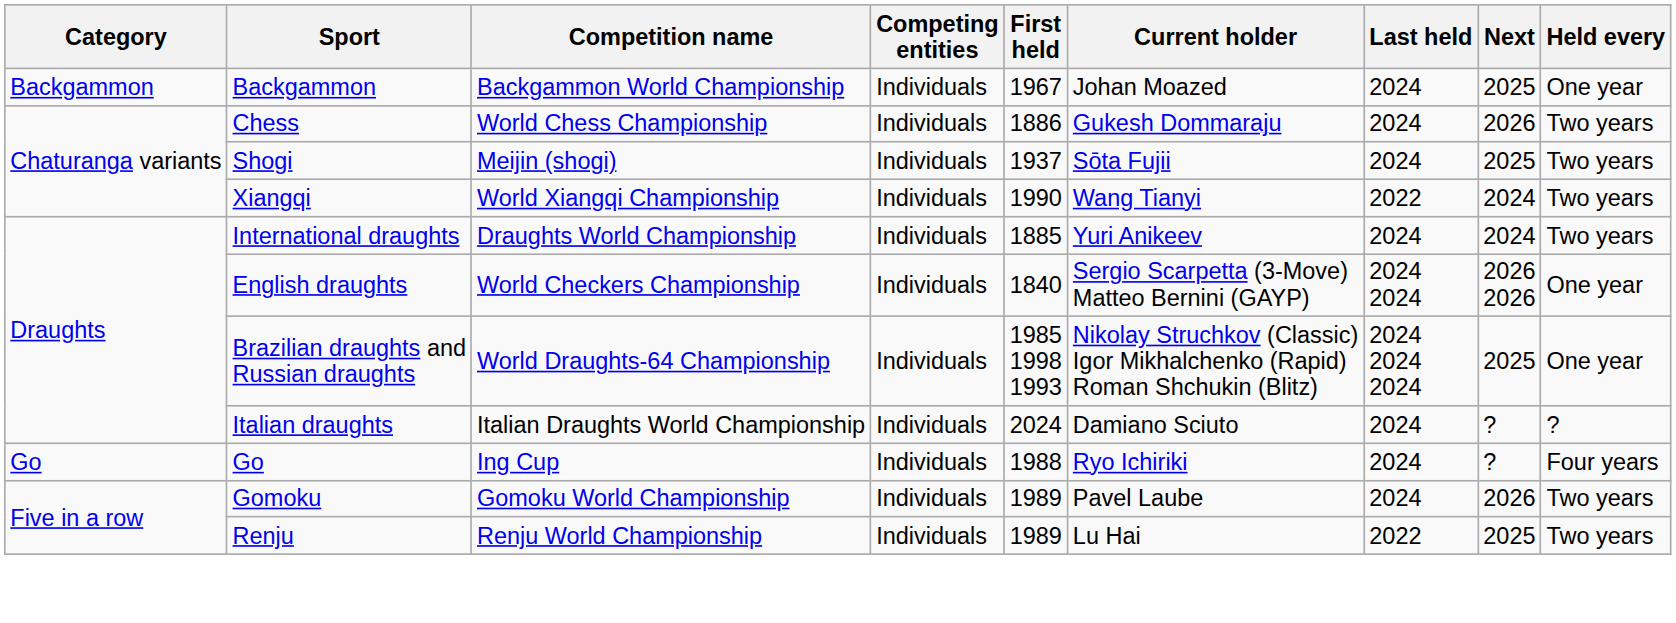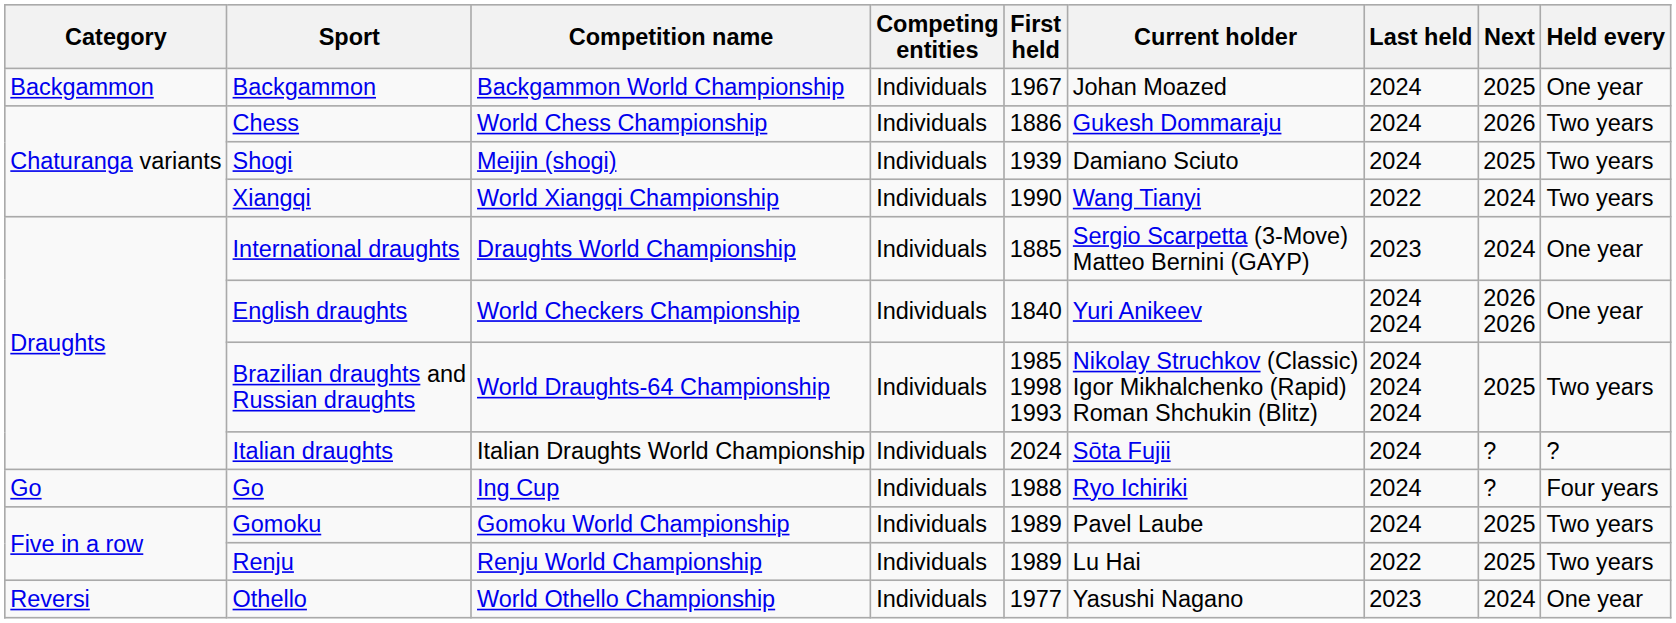(1036, 161) 1937 -> (1036, 161) 1939
(1122, 161) Sōta Fujii -> (1156, 161) Damiano Sciuto
(1137, 235) Yuri Anikeev -> (1210, 248) Sergio Scarpetta (3-Move) Matteo Bernini (GAYP)
(1395, 235) 2024 -> (1395, 248) 2023
(1600, 235) Two years -> (1595, 248) One year
(1210, 285) Sergio Scarpetta (3-Move) Matteo Bernini (GAYP) -> (1137, 311) Yuri Anikeev
(1595, 362) One year -> (1600, 388) Two years
(1156, 425) Damiano Sciuto -> (1122, 451) Sōta Fujii
(1509, 499) 2026 -> (1509, 525) 2025
+ row: (270, 599)
